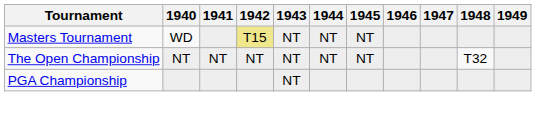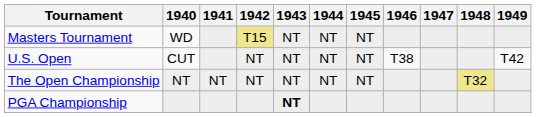+ row: (40, 59)
(475, 59) no background -> (475, 80) khaki background
(291, 80) normal -> (291, 102) bold
